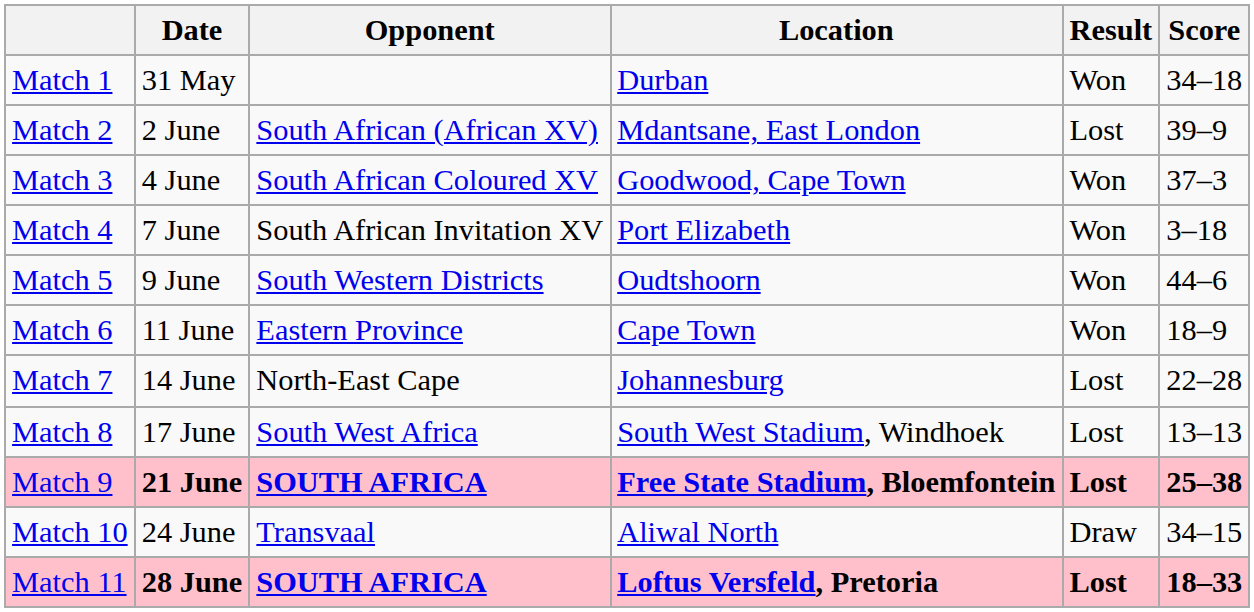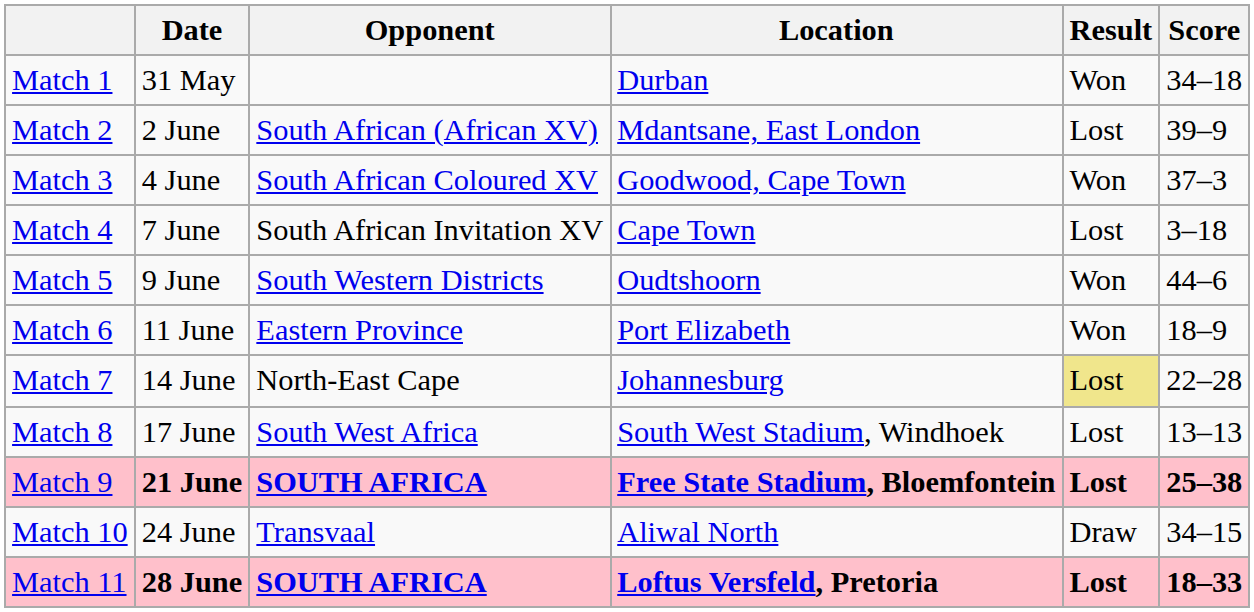(704, 230) Port Elizabeth -> (686, 230) Cape Town
(1098, 230) Won -> (1097, 230) Lost
(686, 330) Cape Town -> (704, 330) Port Elizabeth
(1097, 380) no background -> (1097, 380) khaki background
